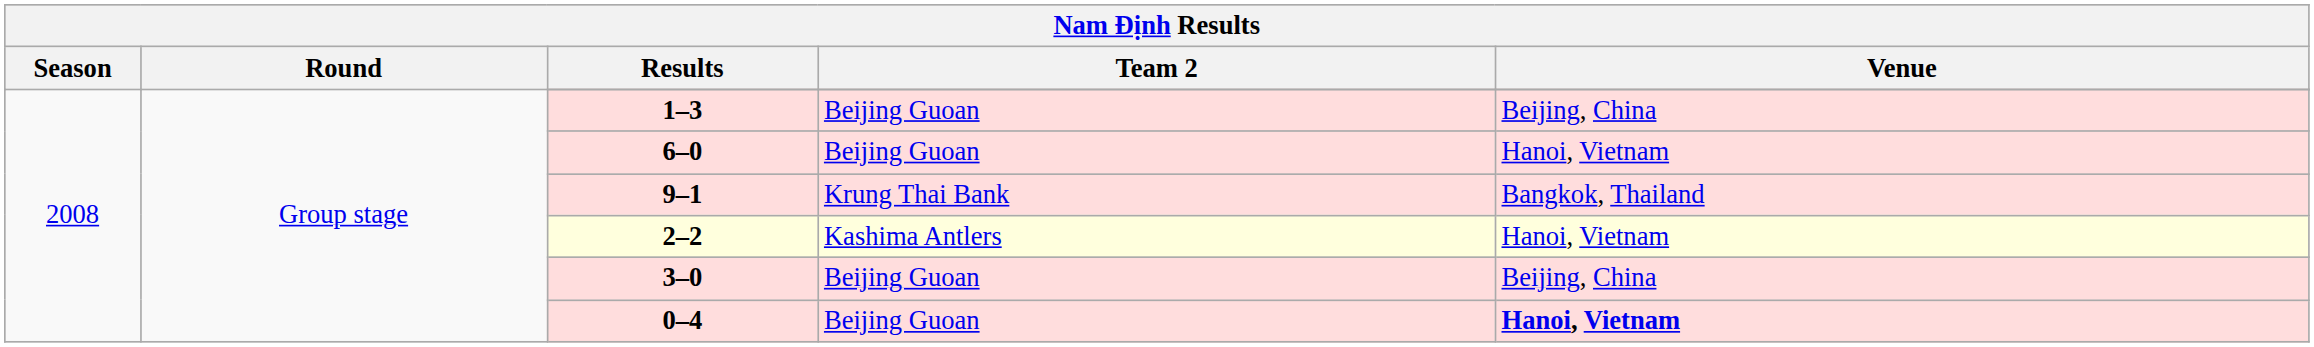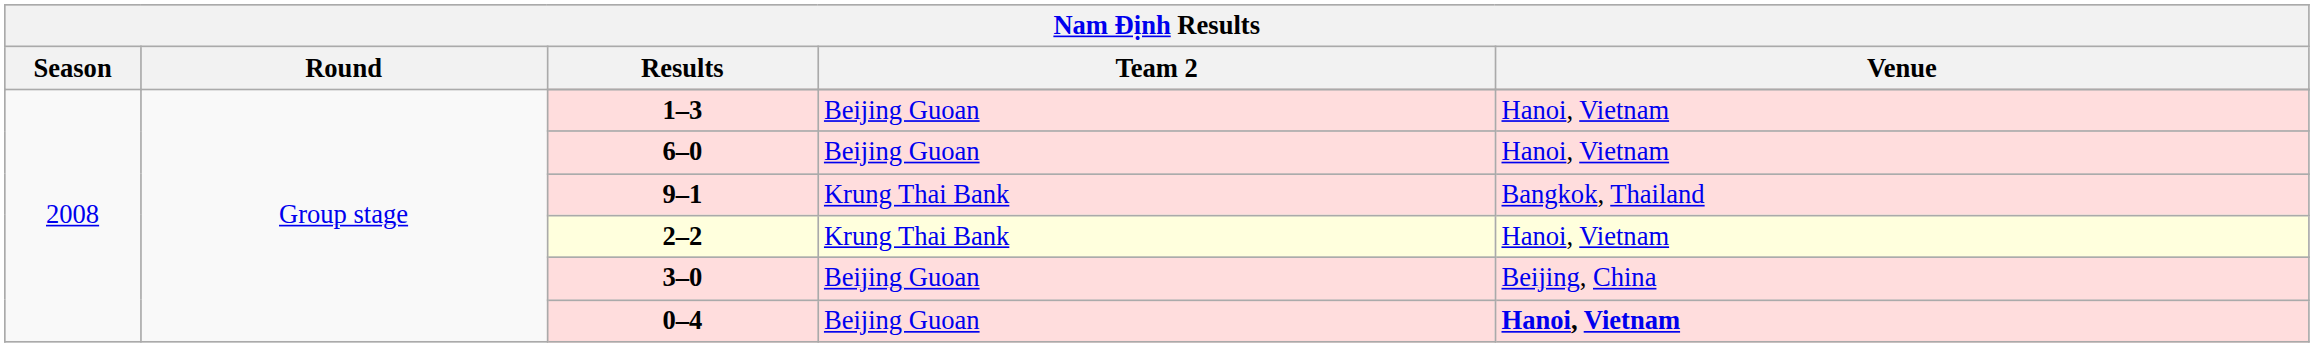(1579, 109) Beijing, China -> (1585, 109) Hanoi, Vietnam
(913, 236) Kashima Antlers -> (917, 236) Krung Thai Bank
